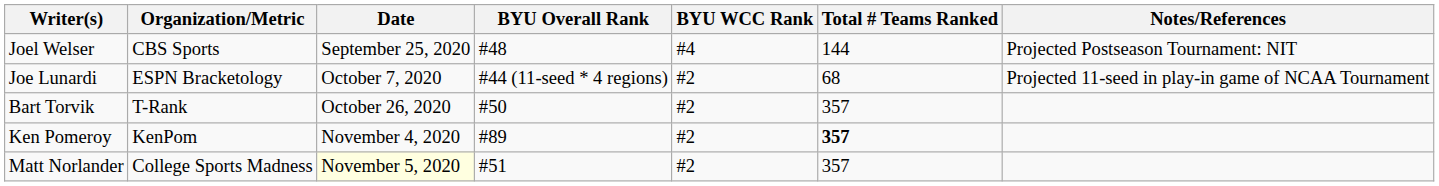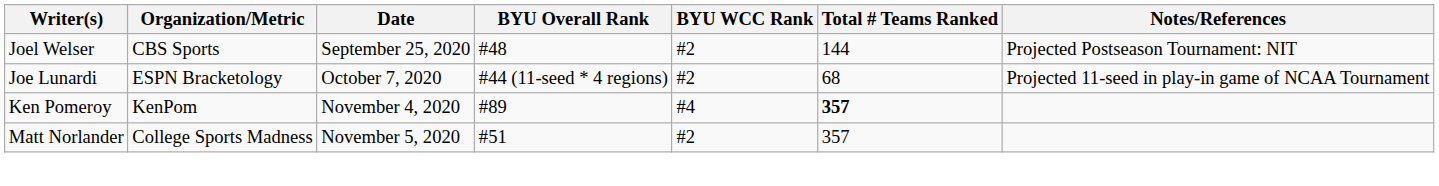(686, 48) #4 -> (686, 48) #2
- row: (52, 107)
(686, 136) #2 -> (686, 107) #4
(391, 166) lightyellow background -> (391, 136) no background
